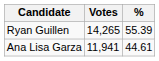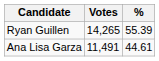(103, 47) 11,941 -> (103, 47) 11,491
